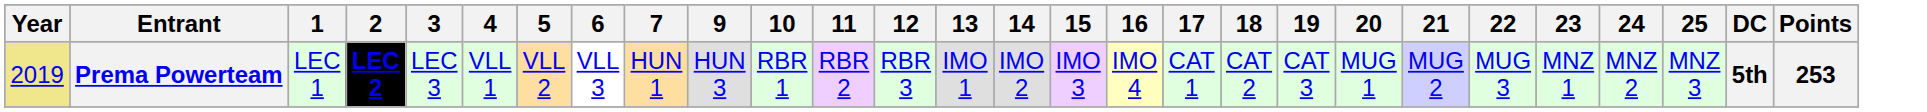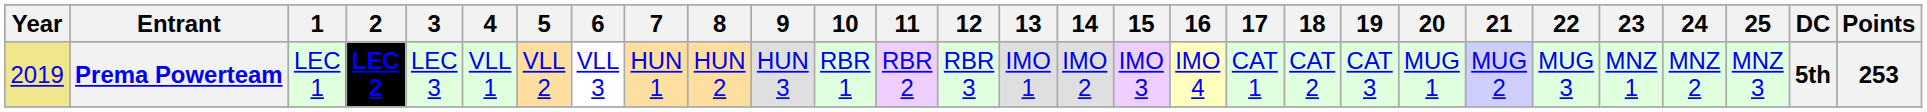+ column: (720, 23)
